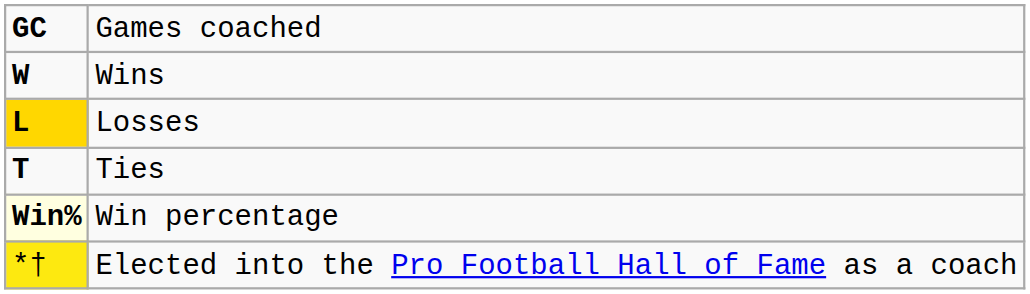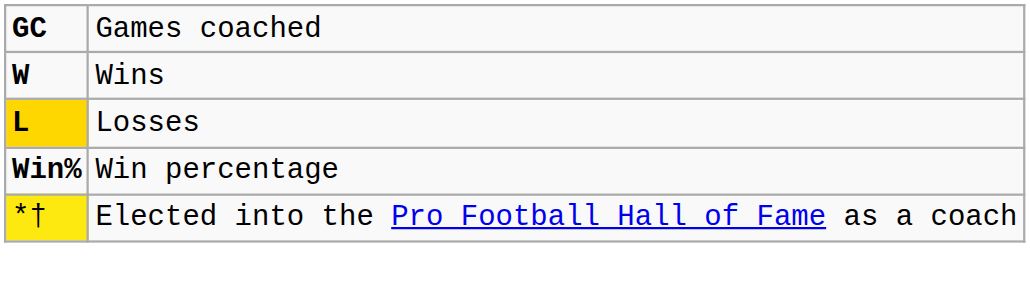- row: (130, 170)
(47, 218) lightyellow background -> (47, 170) no background
